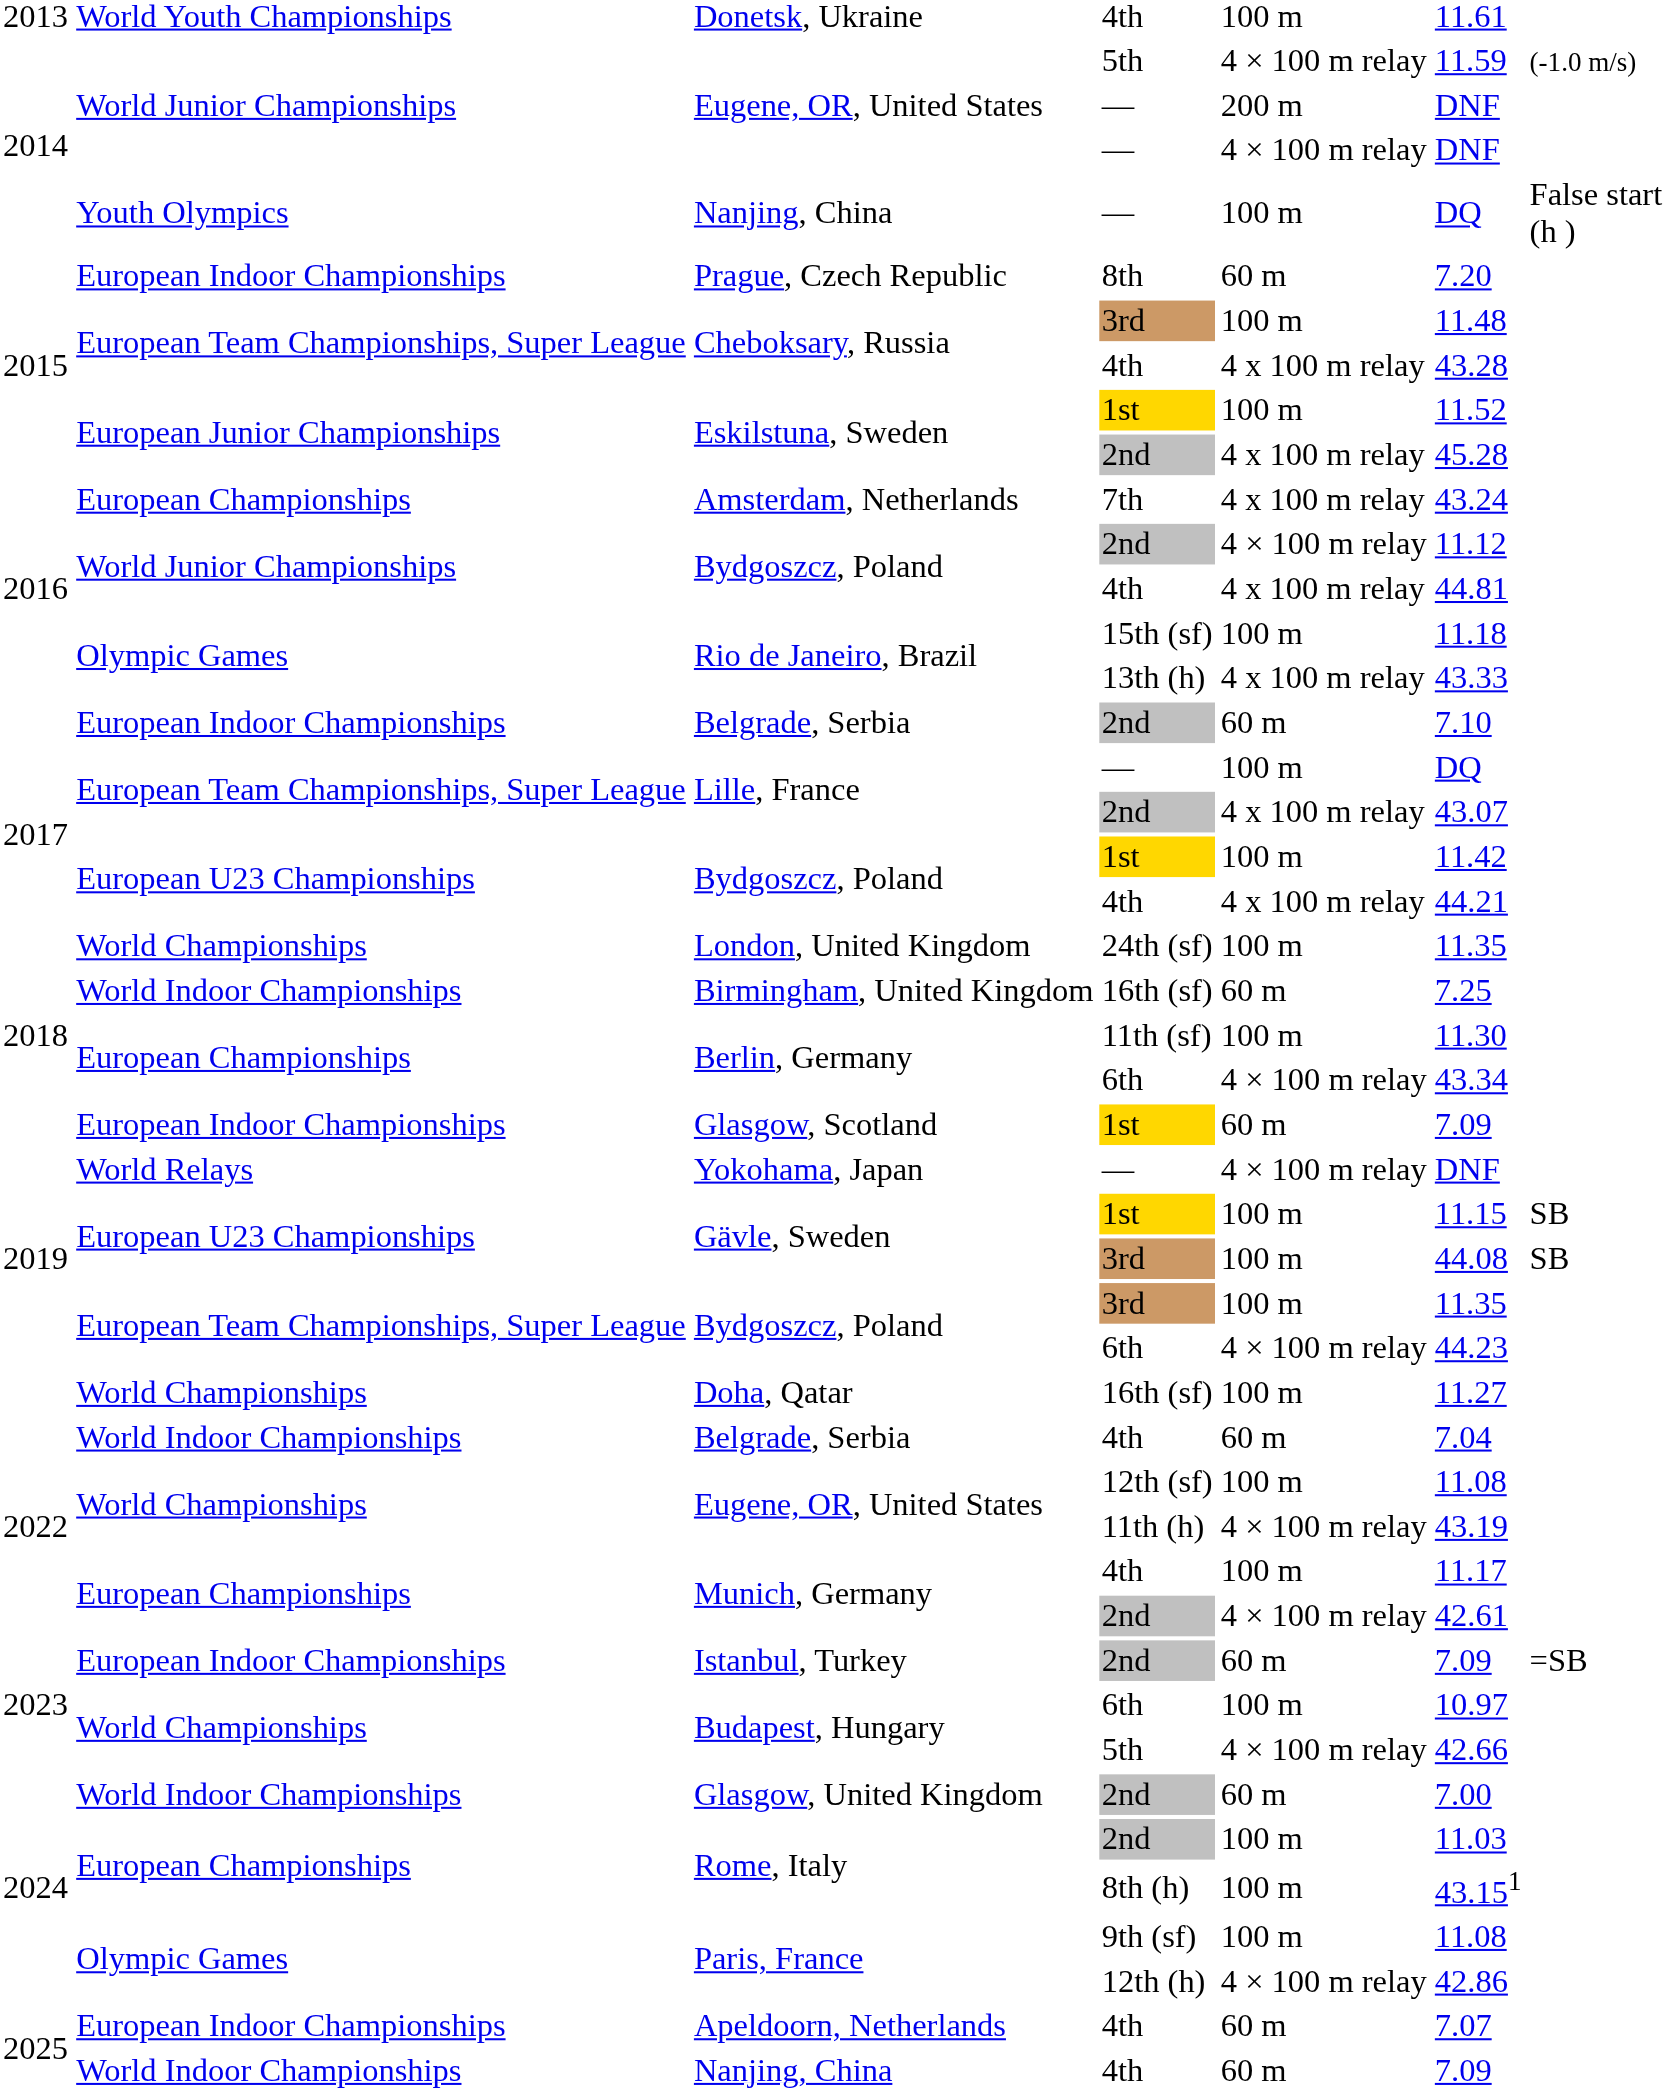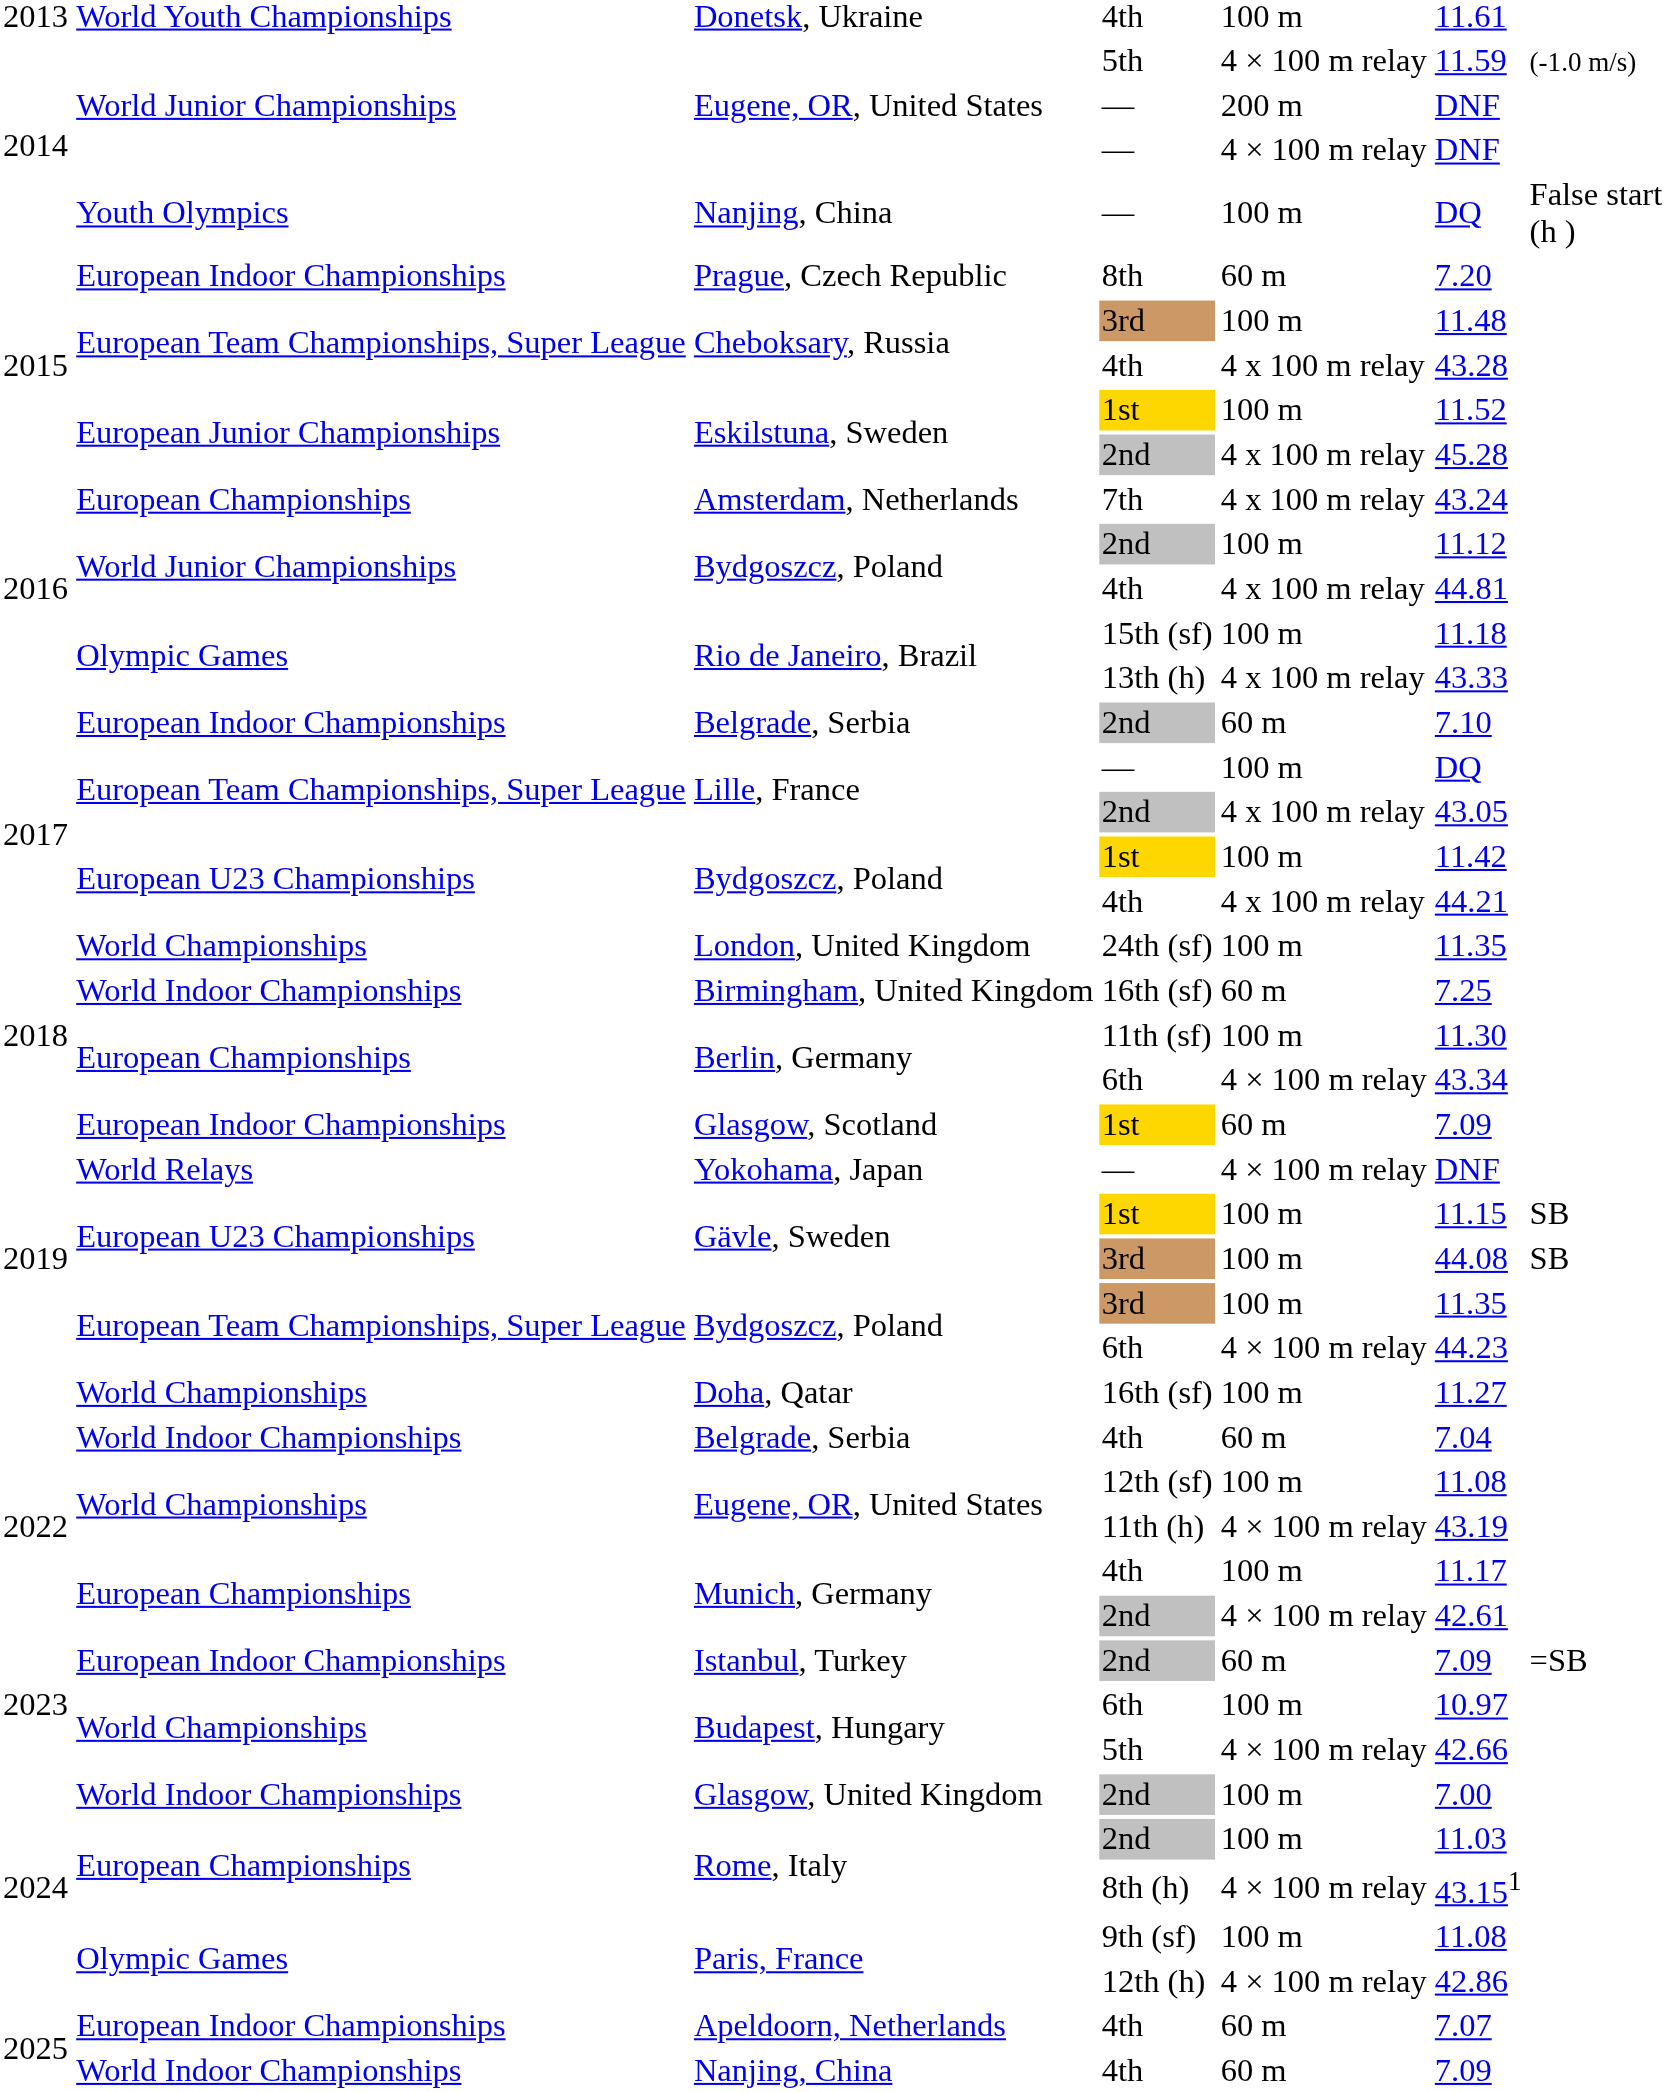(1324, 543) 4 × 100 m relay -> (1262, 543) 100 m
(1471, 811) 43.07 -> (1471, 811) 43.05
(1254, 1794) 60 m -> (1262, 1794) 100 m
(1262, 1887) 100 m -> (1324, 1887) 4 × 100 m relay
